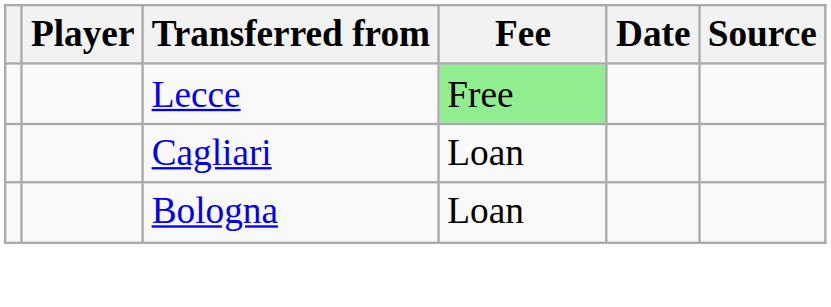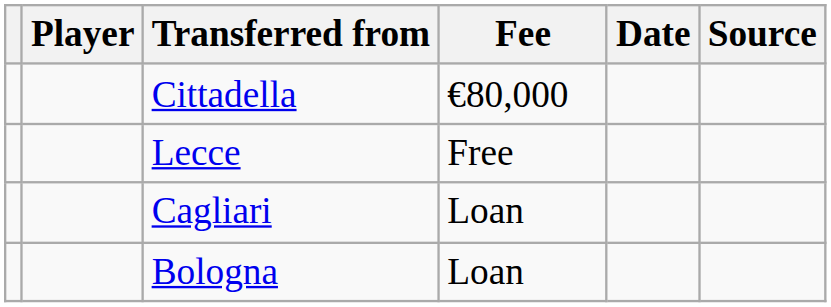+ row: (224, 93)
(480, 93) lightgreen background -> (480, 152) no background
